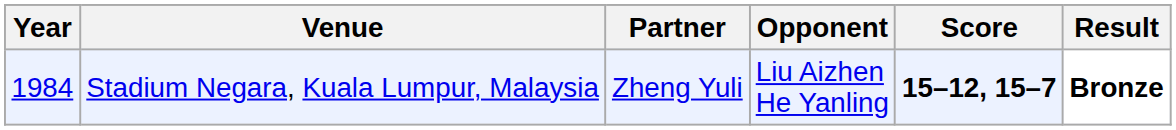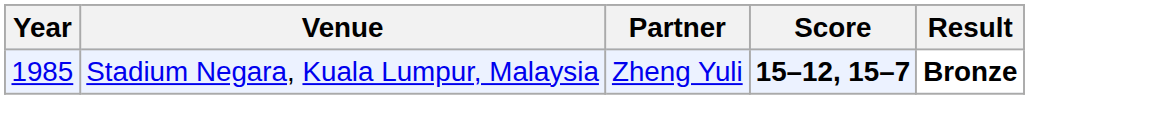- column: (822, 27)
(42, 87) 1984 -> (42, 71) 1985
